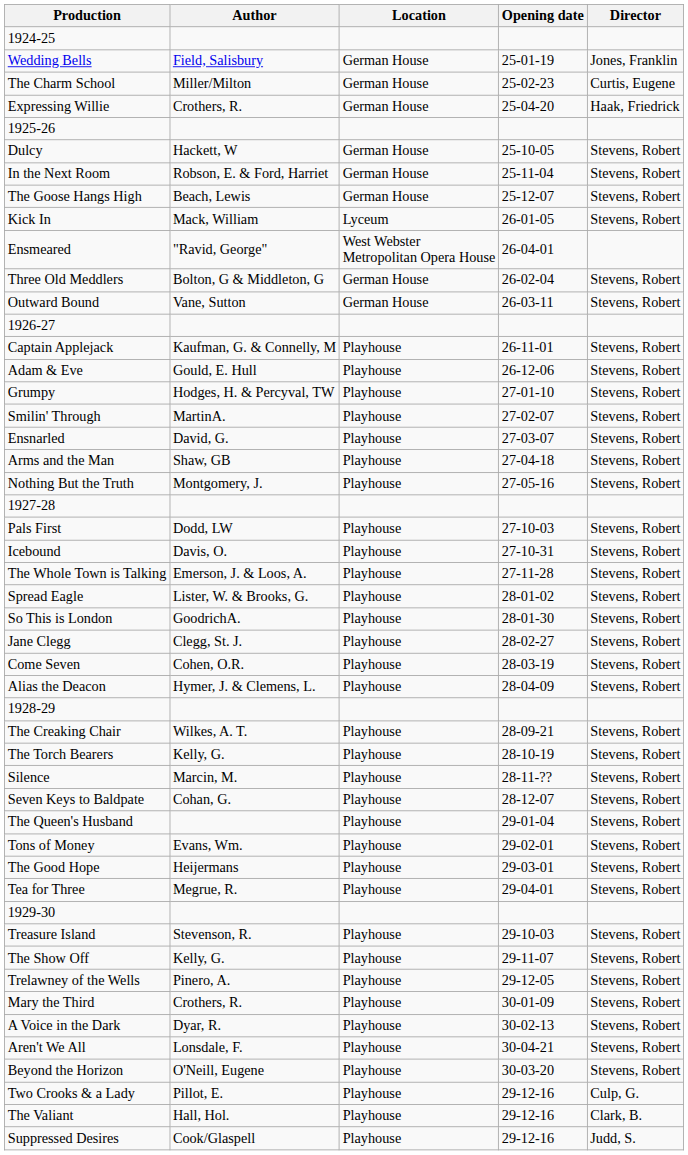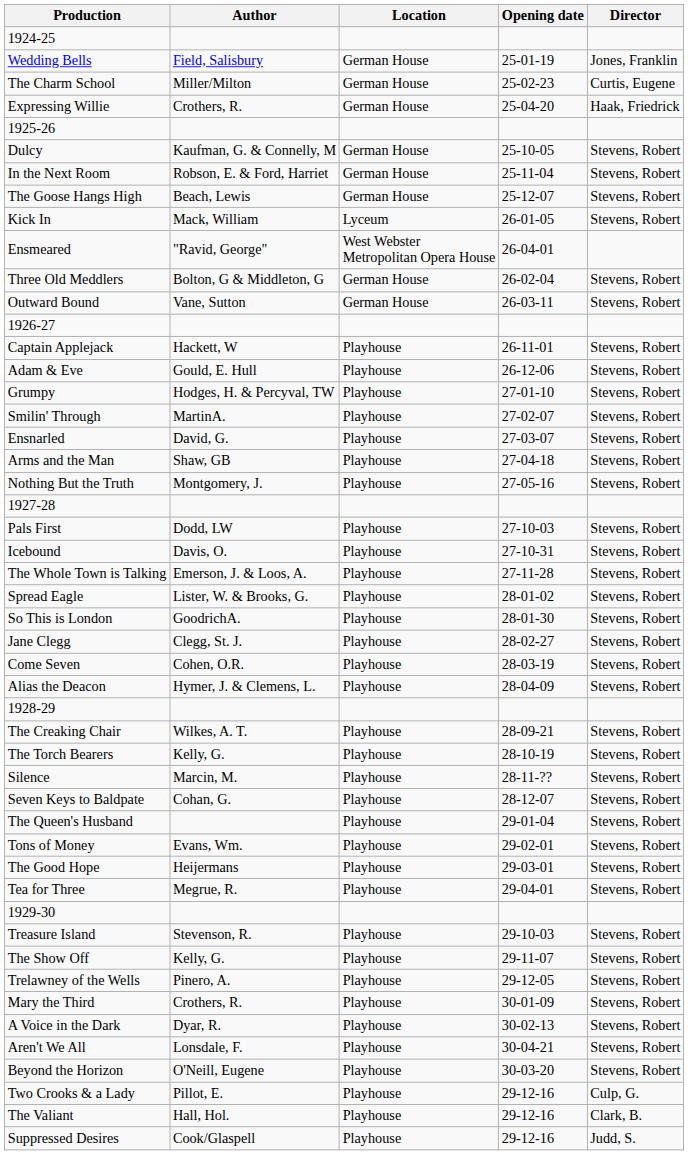(205, 151) Hackett, W -> (254, 151) Kaufman, G. & Connelly, M
(254, 347) Kaufman, G. & Connelly, M -> (205, 347) Hackett, W
